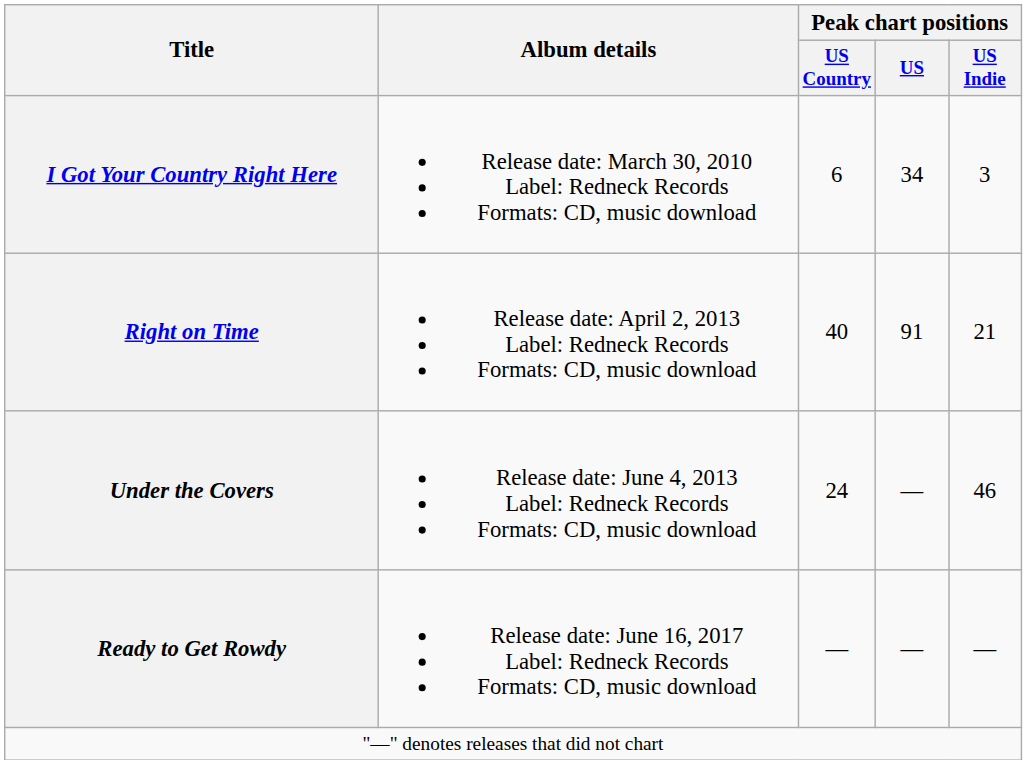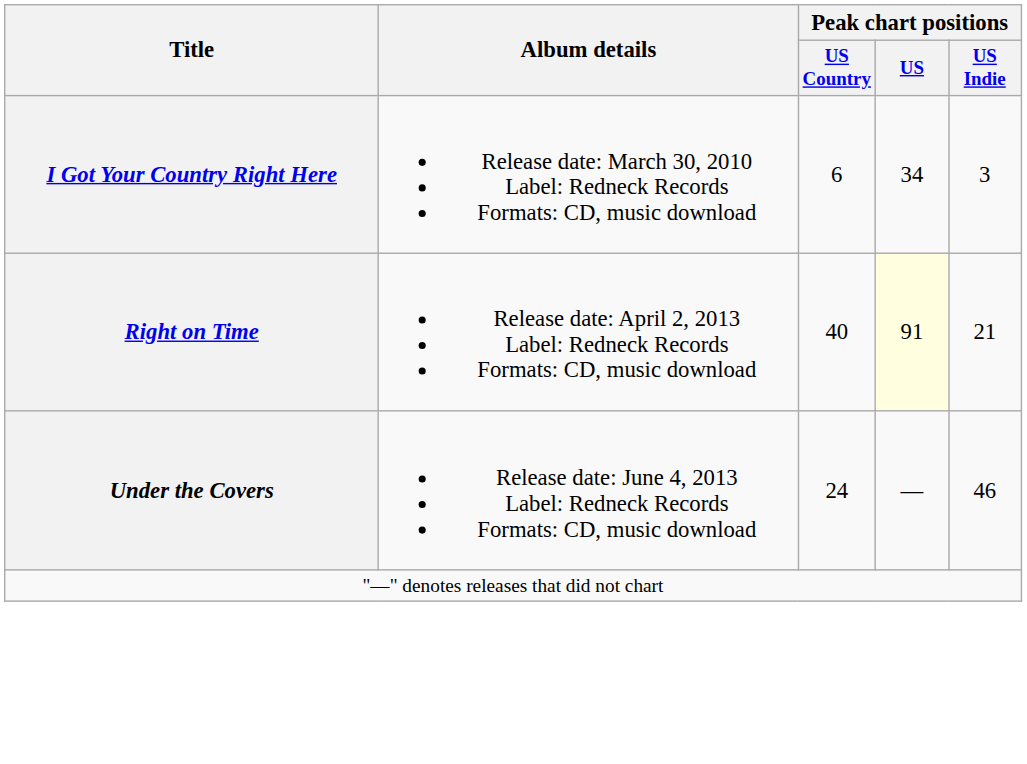(912, 332) no background -> (912, 332) lightyellow background
- row: (192, 648)
